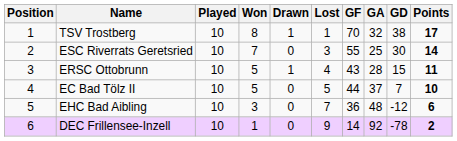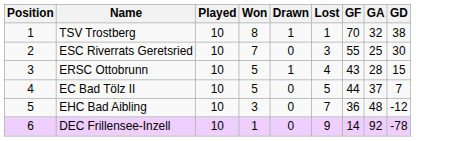- column: (431, 13)
